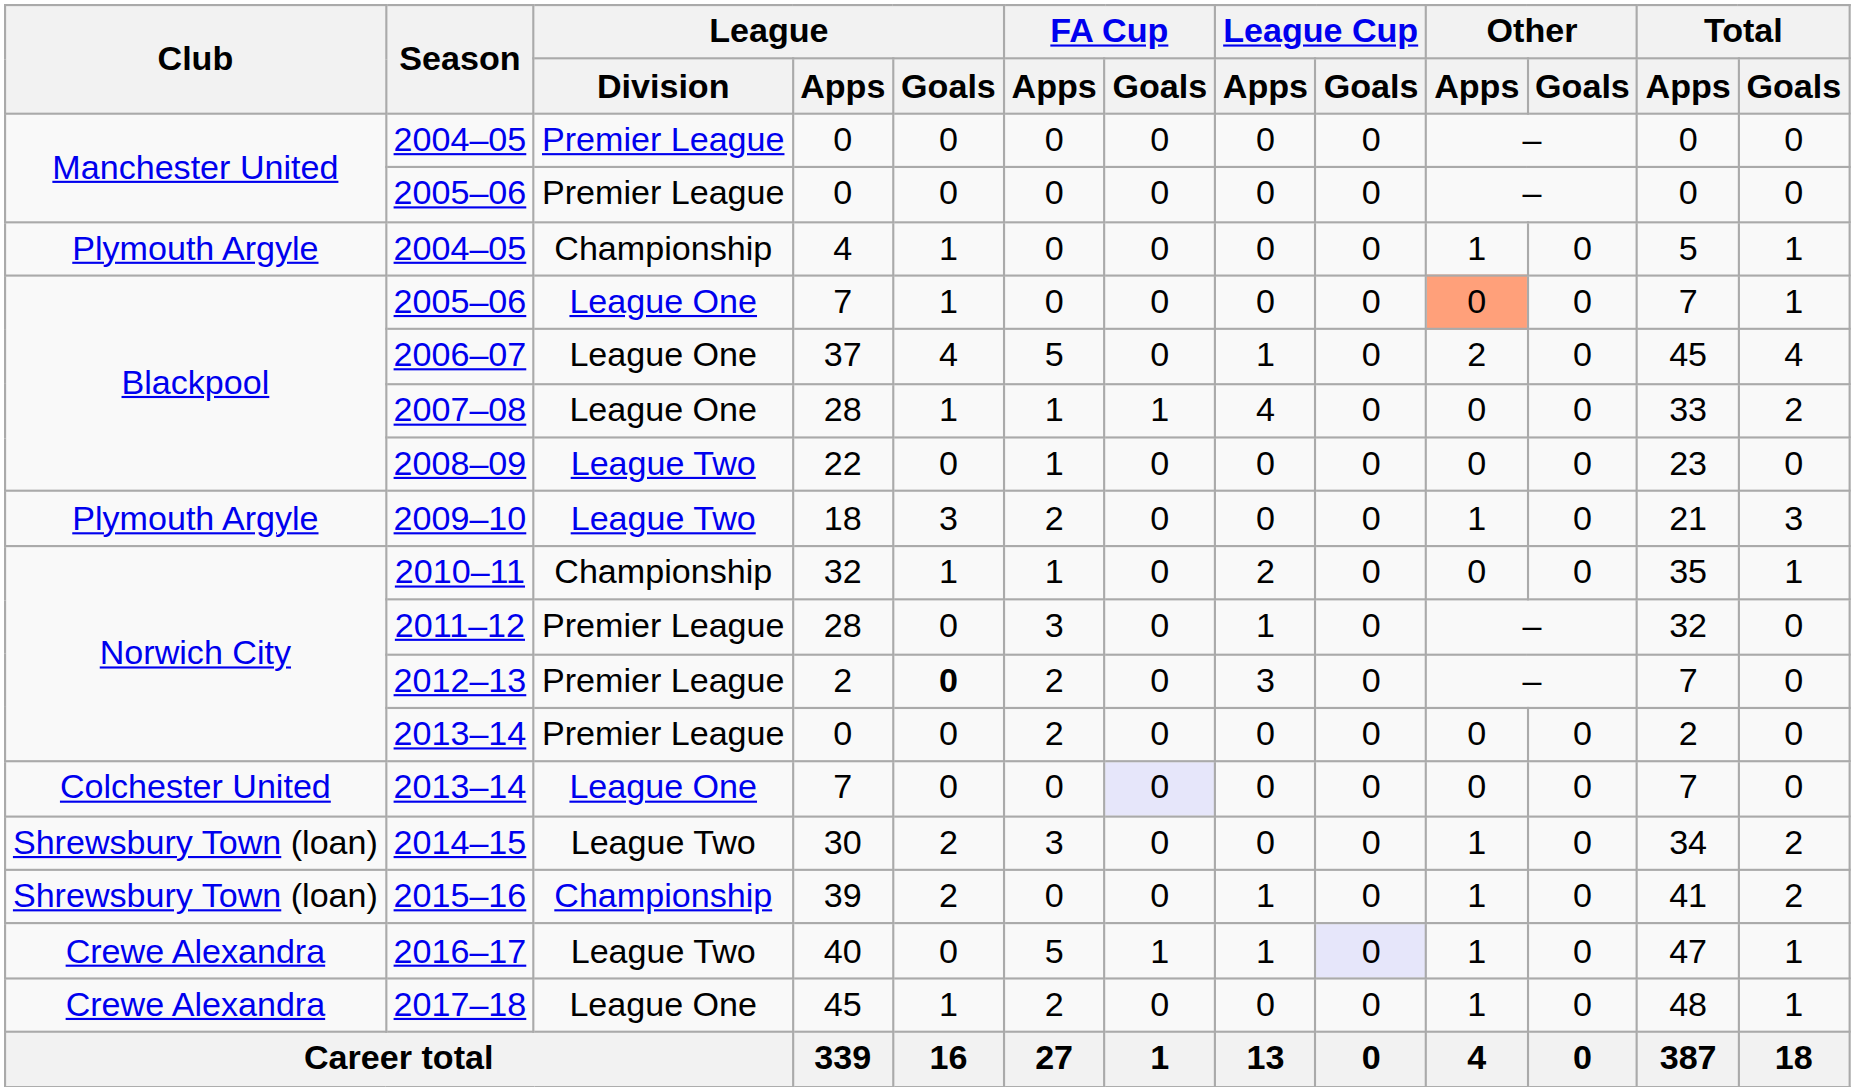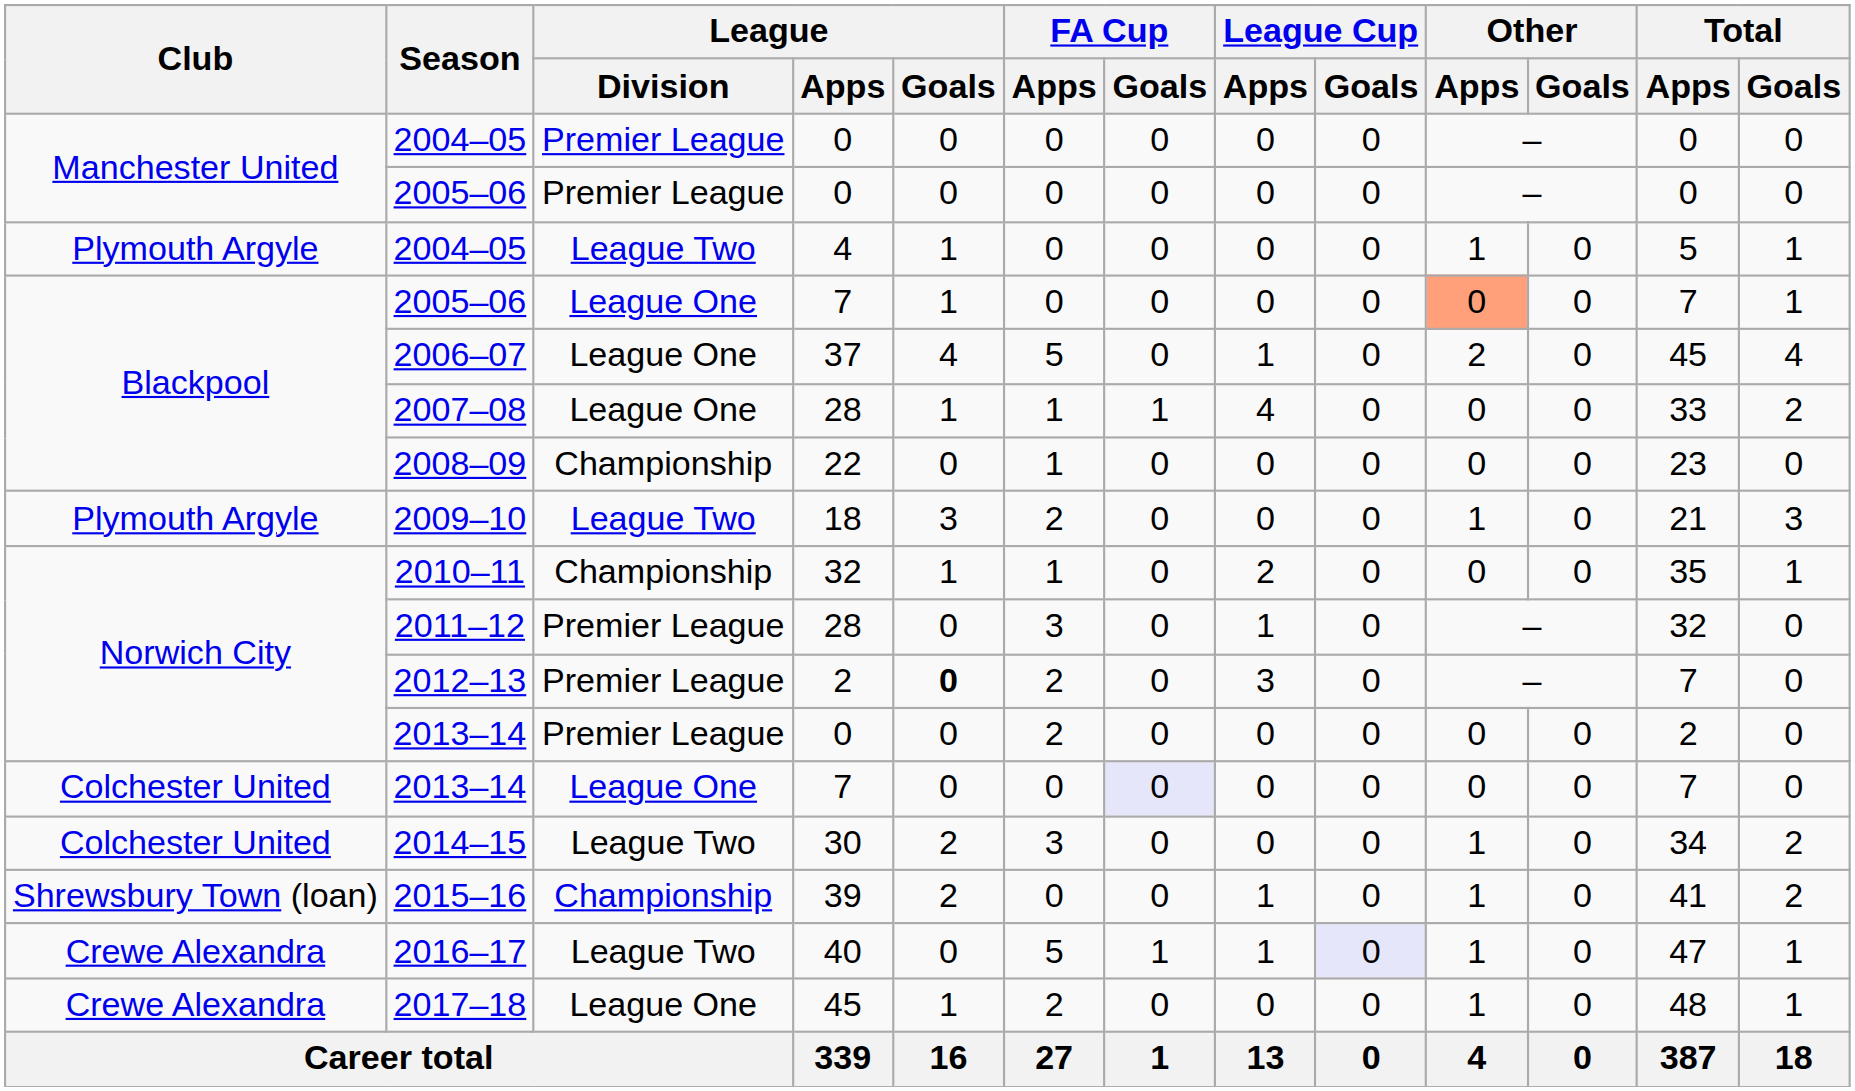(663, 247) Championship -> (663, 247) League Two
(663, 463) League Two -> (663, 463) Championship
(195, 842) Shrewsbury Town (loan) -> (195, 842) Colchester United
